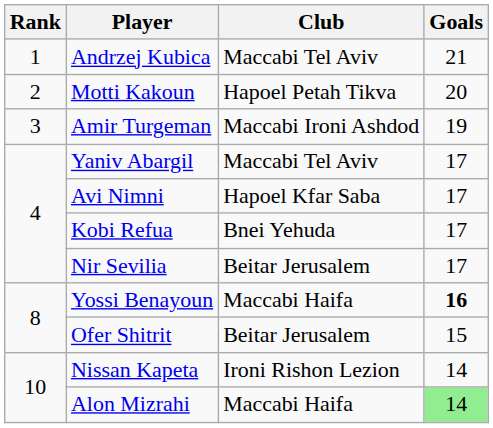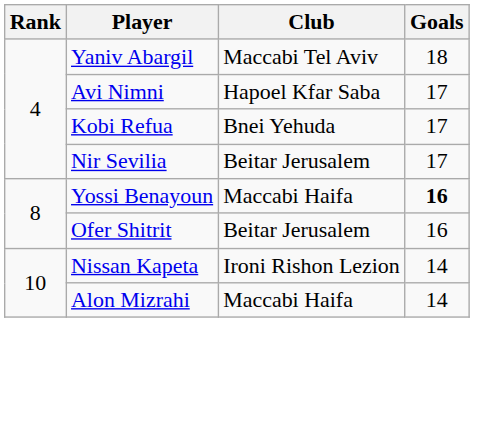- row: (141, 56)
- row: (133, 91)
- row: (141, 126)
(456, 160) 17 -> (437, 56) 18
(456, 334) 15 -> (437, 230) 16
(456, 404) lightgreen background -> (437, 299) no background
